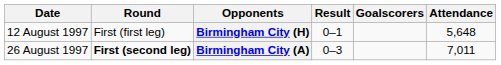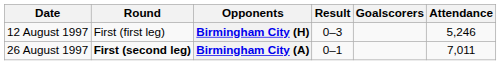(333, 32) 0–1 -> (333, 32) 0–3
(461, 32) 5,648 -> (461, 32) 5,246
(333, 50) 0–3 -> (333, 50) 0–1
